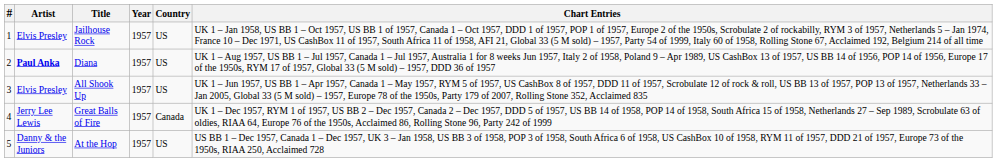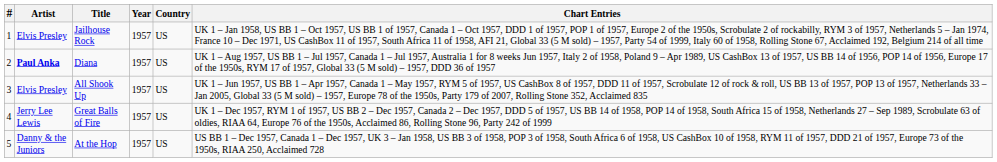(170, 117) Canada -> (162, 117) US
